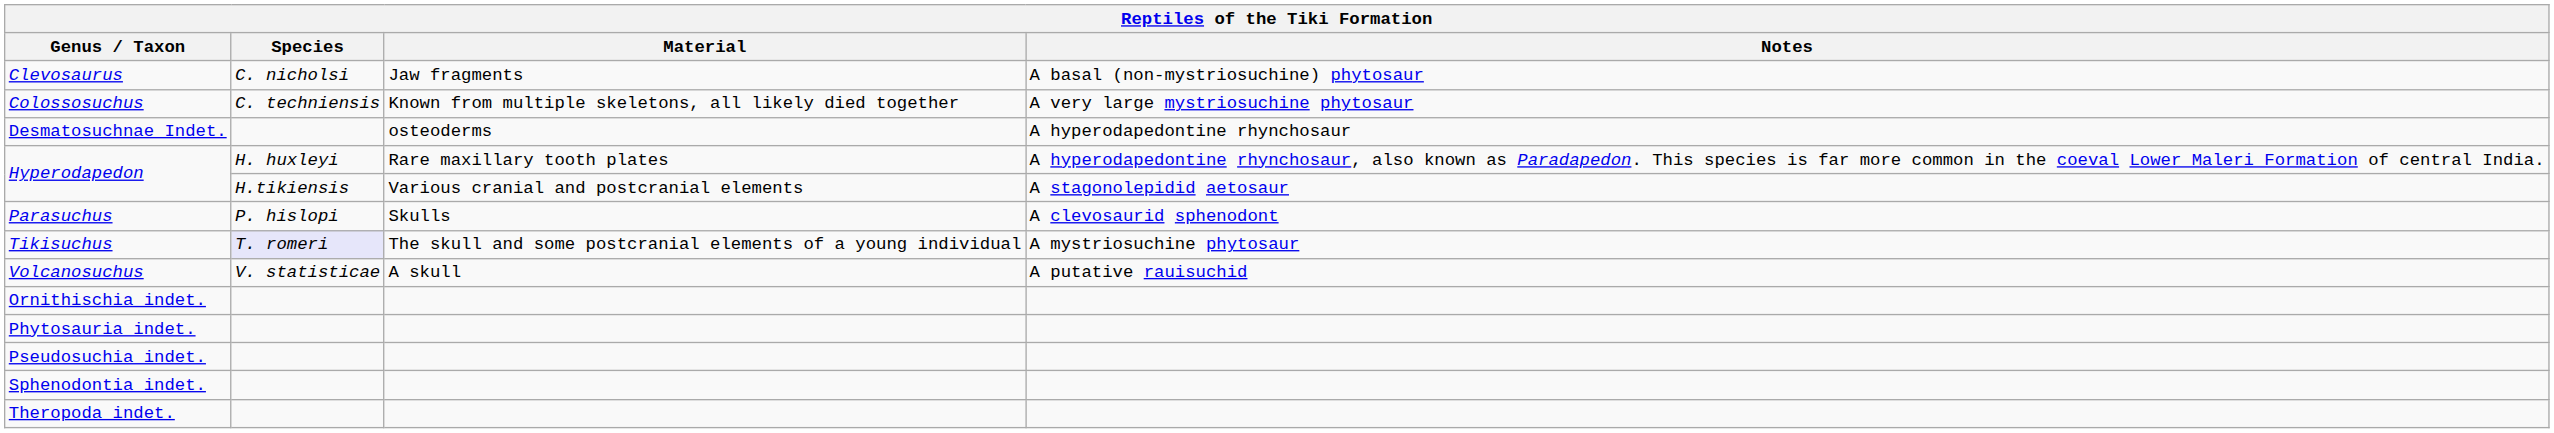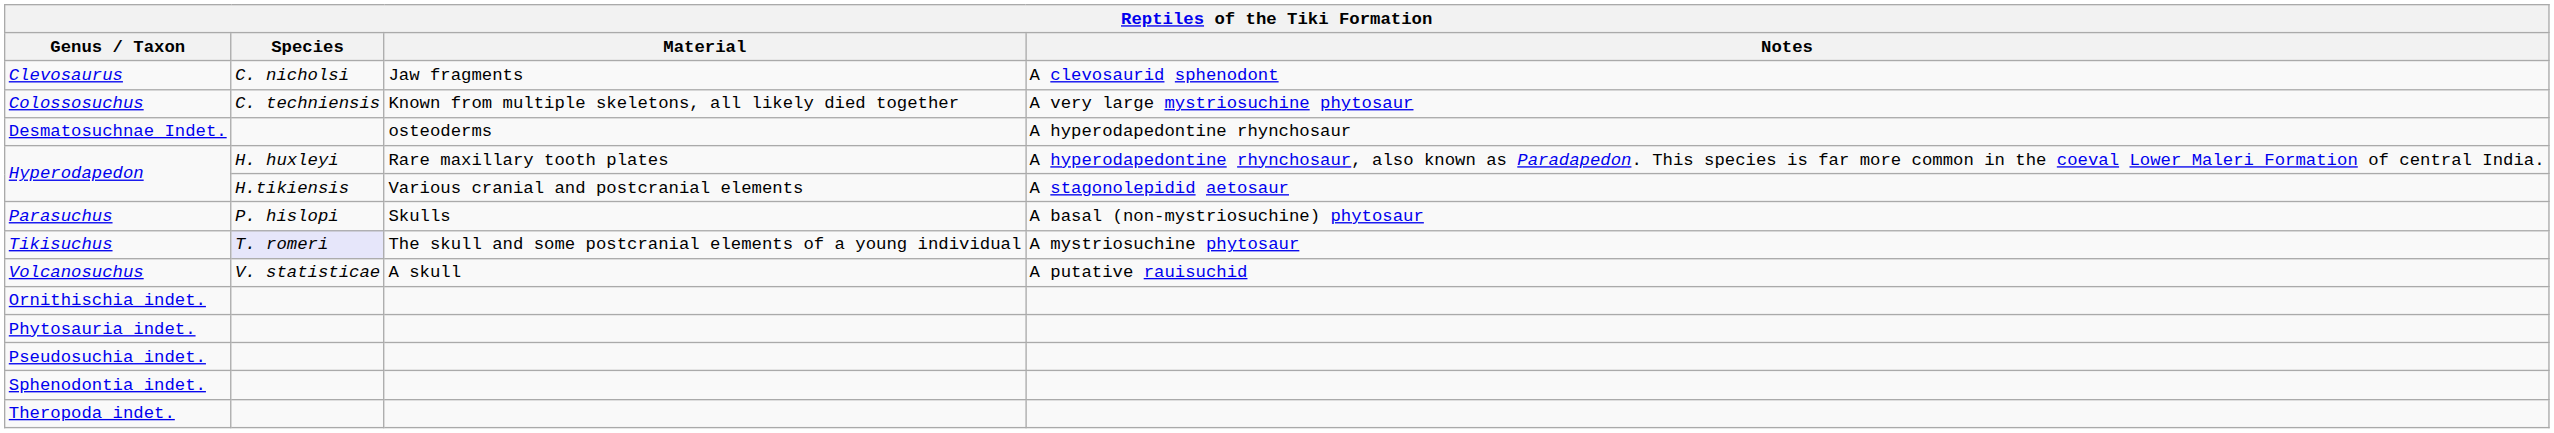(1227, 75) A basal (non-mystriosuchine) phytosaur -> (1154, 75) A clevosaurid sphenodont
(1154, 216) A clevosaurid sphenodont -> (1227, 216) A basal (non-mystriosuchine) phytosaur
